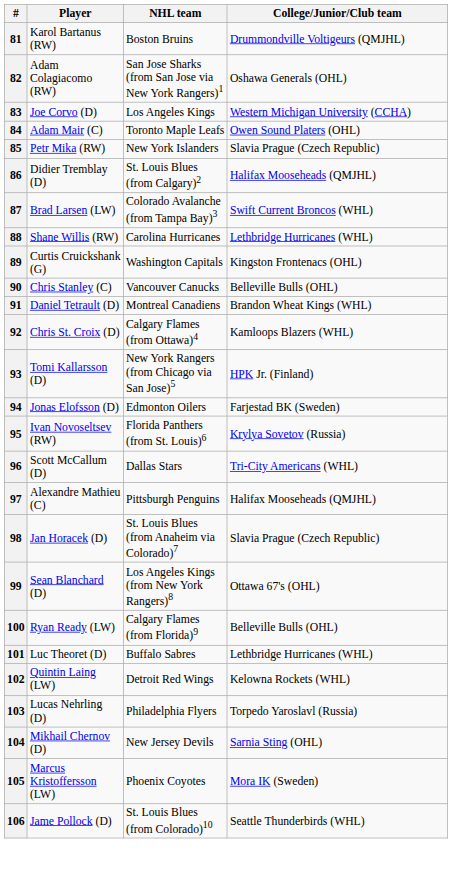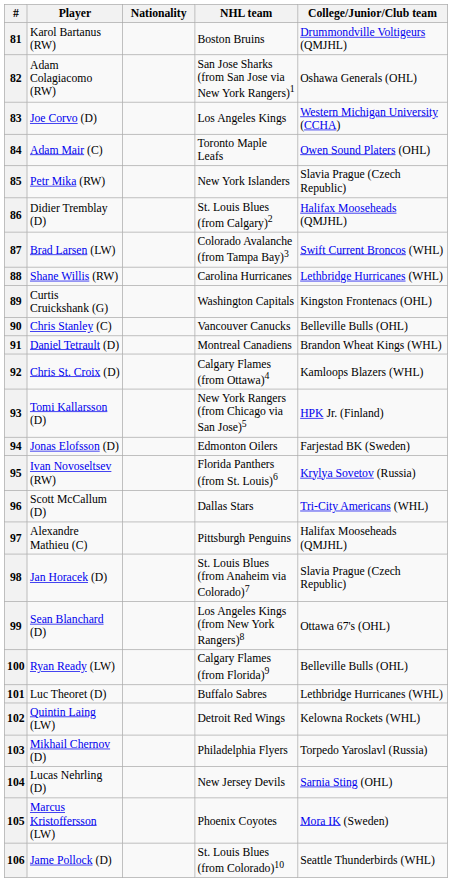+ column: (159, 13)
(66, 711) Lucas Nehrling (D) -> (70, 750) Mikhail Chernov (D)
(70, 742) Mikhail Chernov (D) -> (66, 782) Lucas Nehrling (D)
